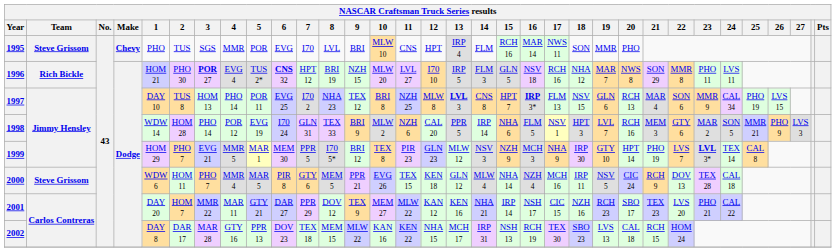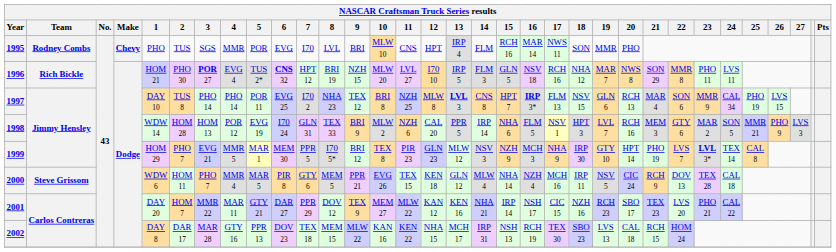(61, 48) Steve Grissom -> (61, 48) Rodney Combs
(208, 101) HOM 13 -> (208, 101) PHO 14
(208, 127) PHO 14 -> (208, 127) HOM 13
